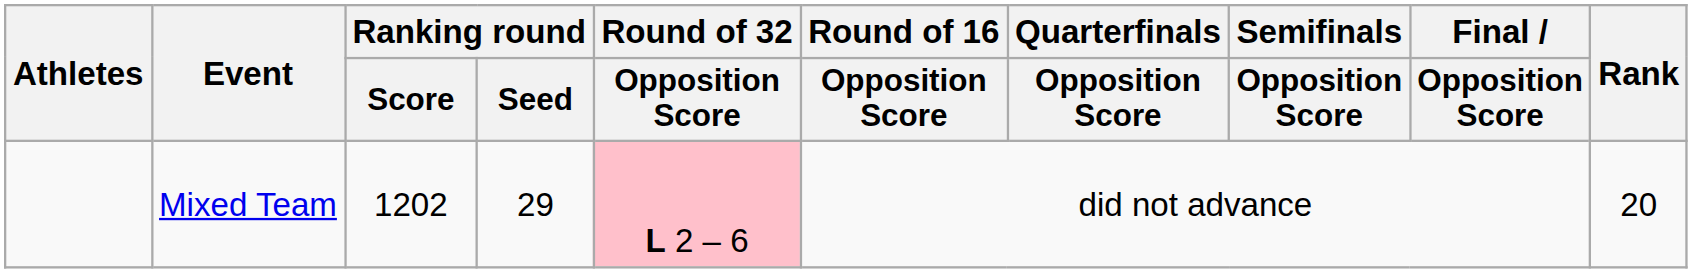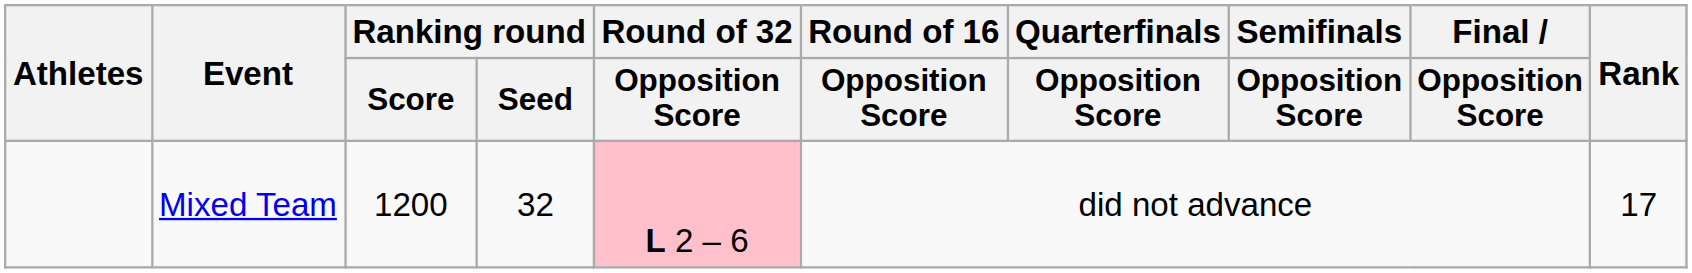(411, 205) 1202 -> (411, 205) 1200
(535, 205) 29 -> (535, 205) 32
(1639, 205) 20 -> (1639, 205) 17
